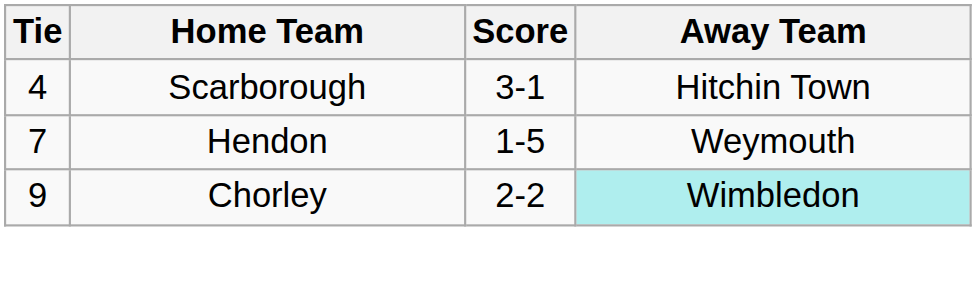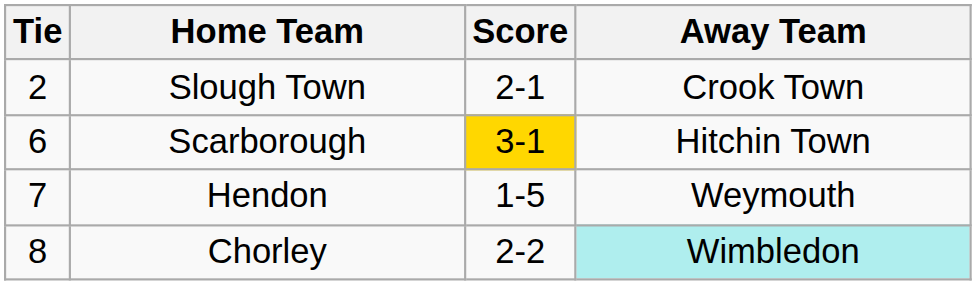+ row: (267, 86)
(38, 86) 4 -> (38, 141) 6
(520, 86) no background -> (520, 141) gold background
(38, 196) 9 -> (38, 251) 8
